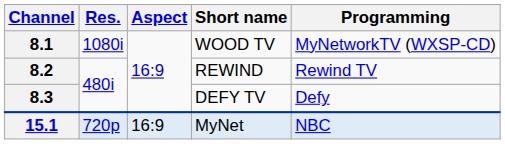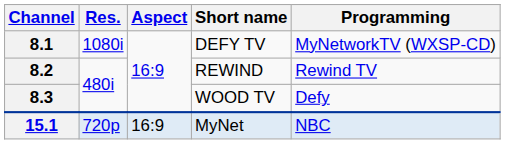(235, 44) WOOD TV -> (230, 44) DEFY TV
(230, 97) DEFY TV -> (235, 97) WOOD TV
